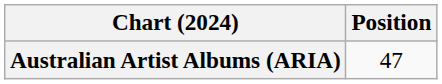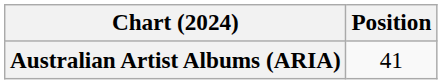(391, 59) 47 -> (391, 59) 41
